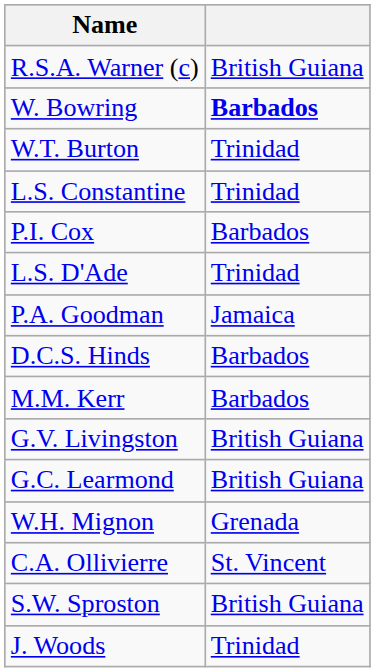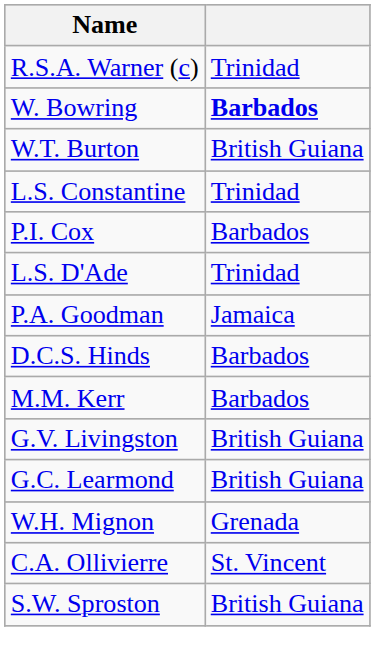(287, 66) British Guiana -> (255, 66) Trinidad
(255, 149) Trinidad -> (287, 149) British Guiana
- row: (58, 645)
